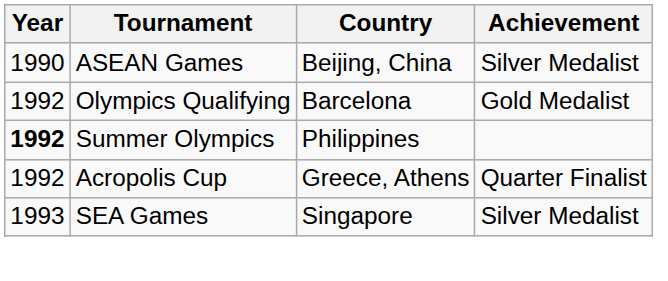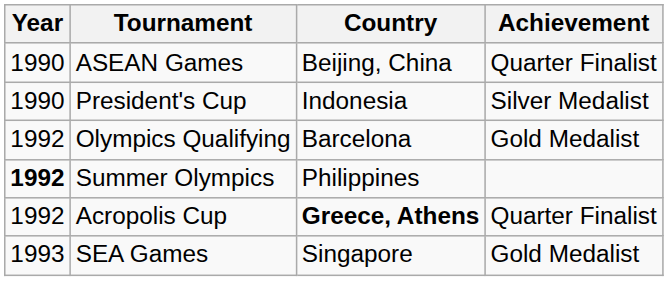(560, 62) Silver Medalist -> (574, 62) Quarter Finalist
+ row: (161, 100)
(386, 178) normal -> (391, 216) bold
(560, 216) Silver Medalist -> (565, 255) Gold Medalist
